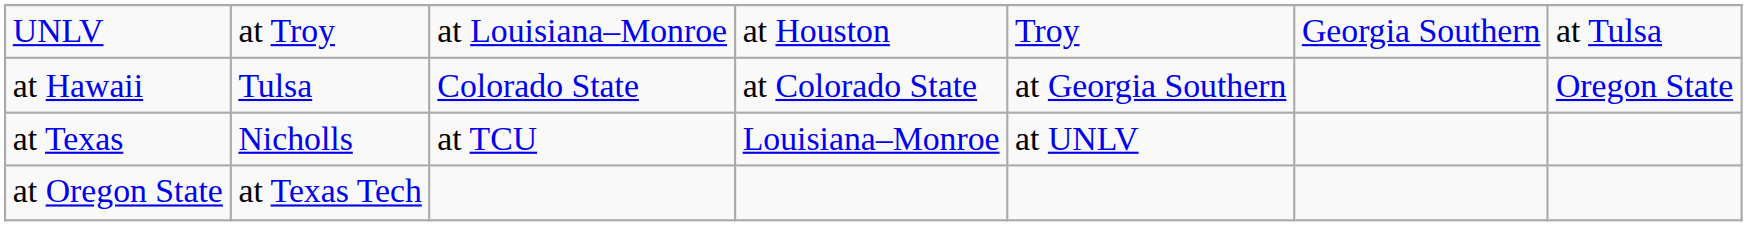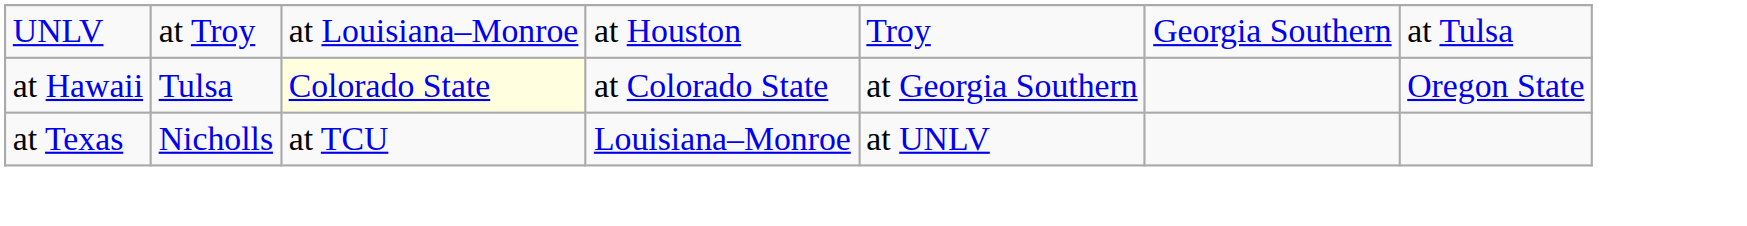(538, 84) no background -> (389, 84) lightyellow background
- row: (118, 191)
